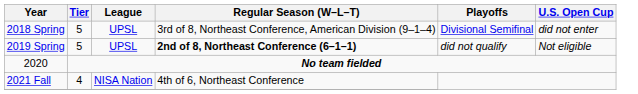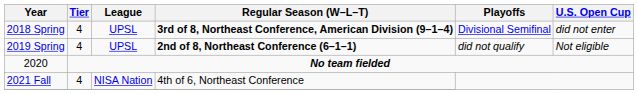(79, 30) 5 -> (79, 30) 4
(296, 30) normal -> (305, 30) bold
(79, 47) 5 -> (79, 47) 4
